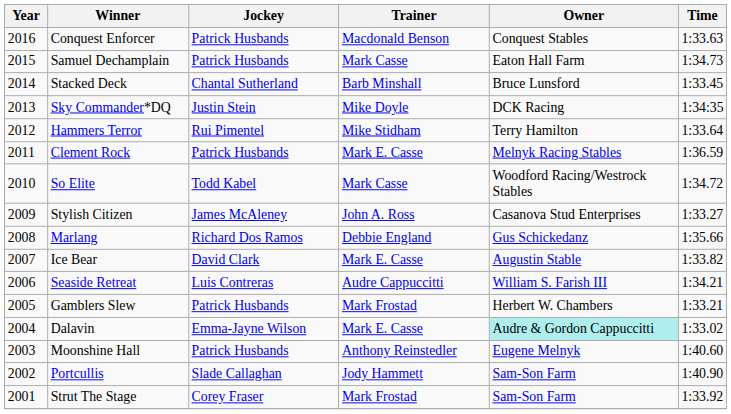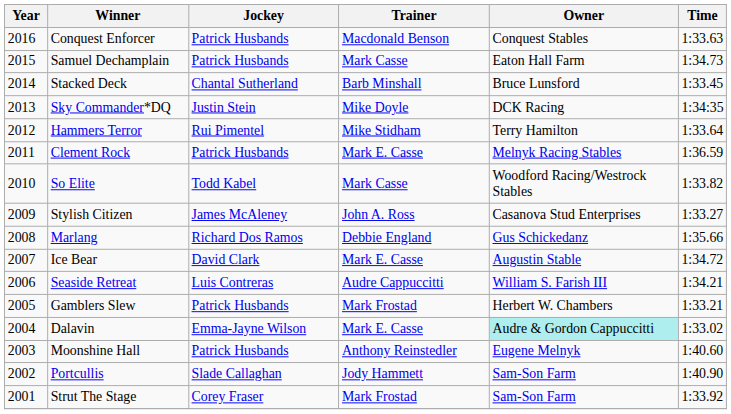(702, 184) 1:34.72 -> (702, 184) 1:33.82
(702, 260) 1:33.82 -> (702, 260) 1:34.72
